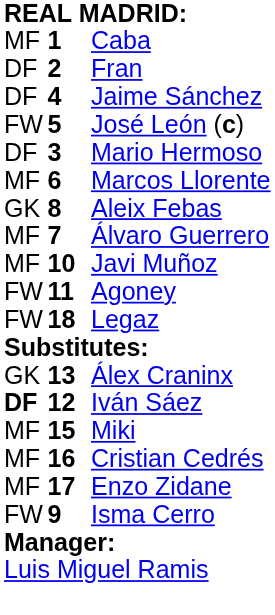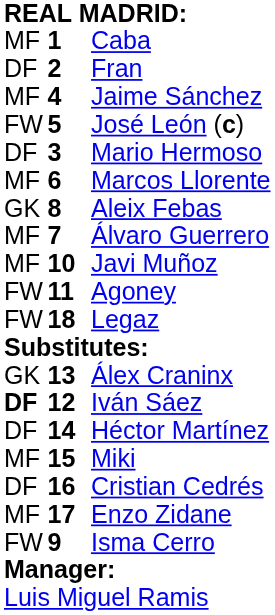(21, 96) DF -> (22, 96) MF
+ row: (180, 431)
(22, 458) MF -> (21, 486) DF
